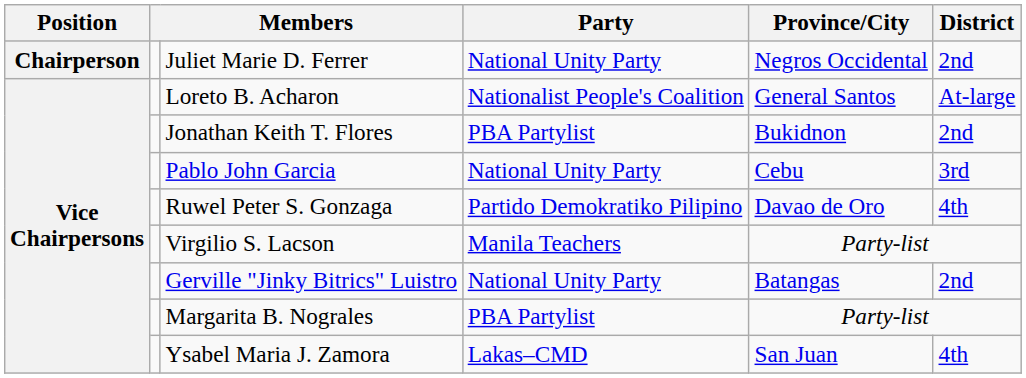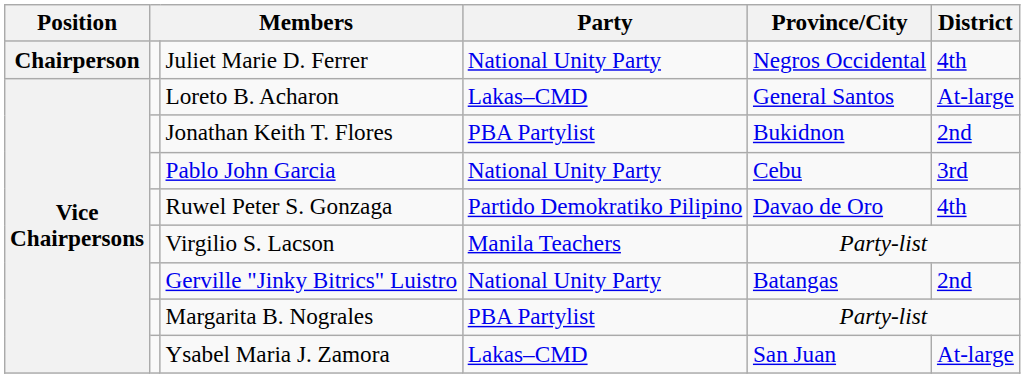(956, 59) 2nd -> (952, 59) 4th
(606, 96) Nationalist People's Coalition -> (528, 96) Lakas–CMD
(953, 354) 4th -> (975, 354) At-large
